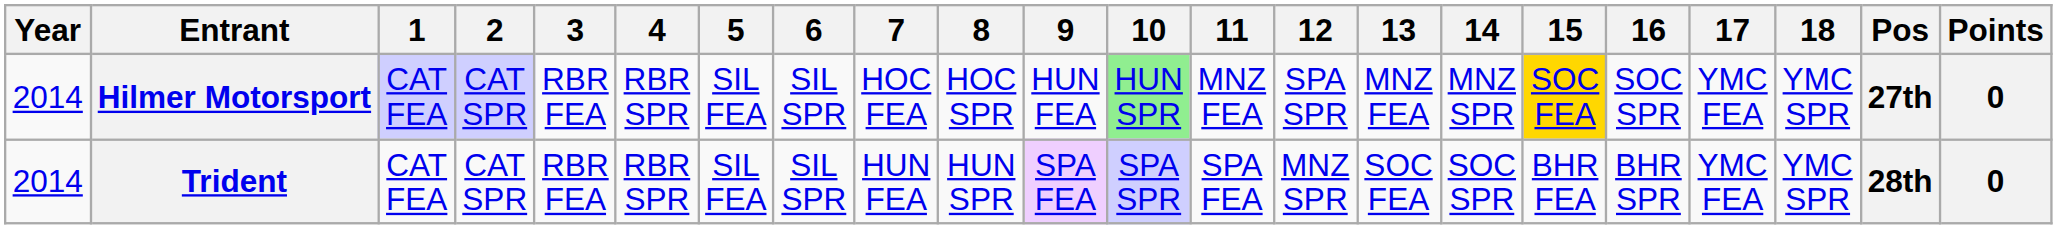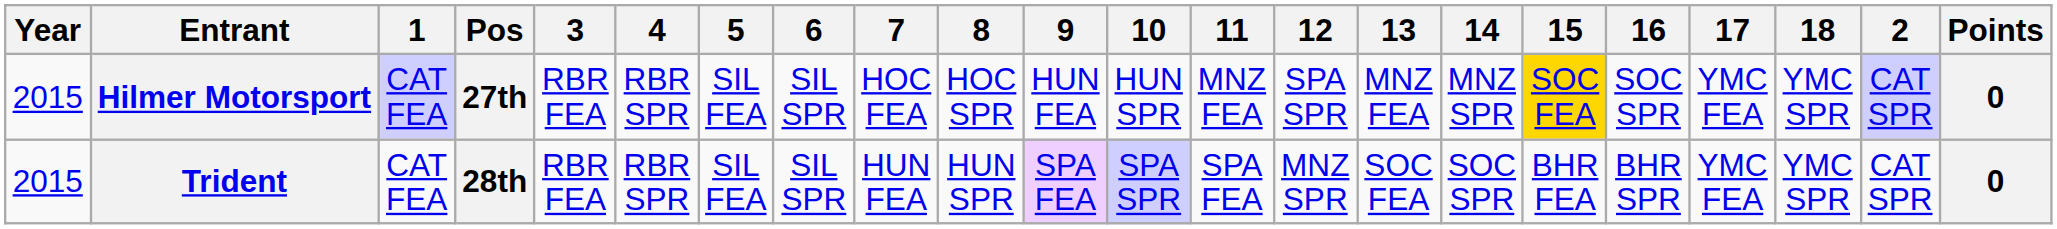columns swapped: (495, 30) <-> (1900, 30)
(48, 97) 2014 -> (48, 97) 2015
(1149, 97) lightgreen background -> (1149, 97) no background
(48, 181) 2014 -> (48, 181) 2015
